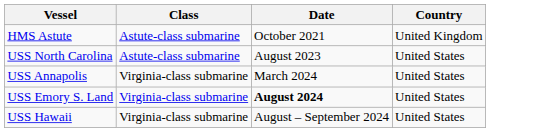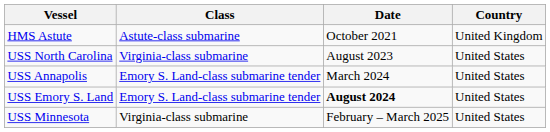(179, 55) Astute-class submarine -> (184, 55) Virginia-class submarine
(184, 76) Virginia-class submarine -> (220, 76) Emory S. Land-class submarine tender
(184, 96) Virginia-class submarine -> (220, 96) Emory S. Land-class submarine tender
- row: (40, 117)
+ row: (48, 117)
